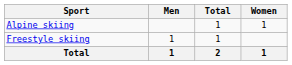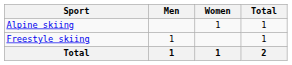columns swapped: (264, 12) <-> (218, 12)
